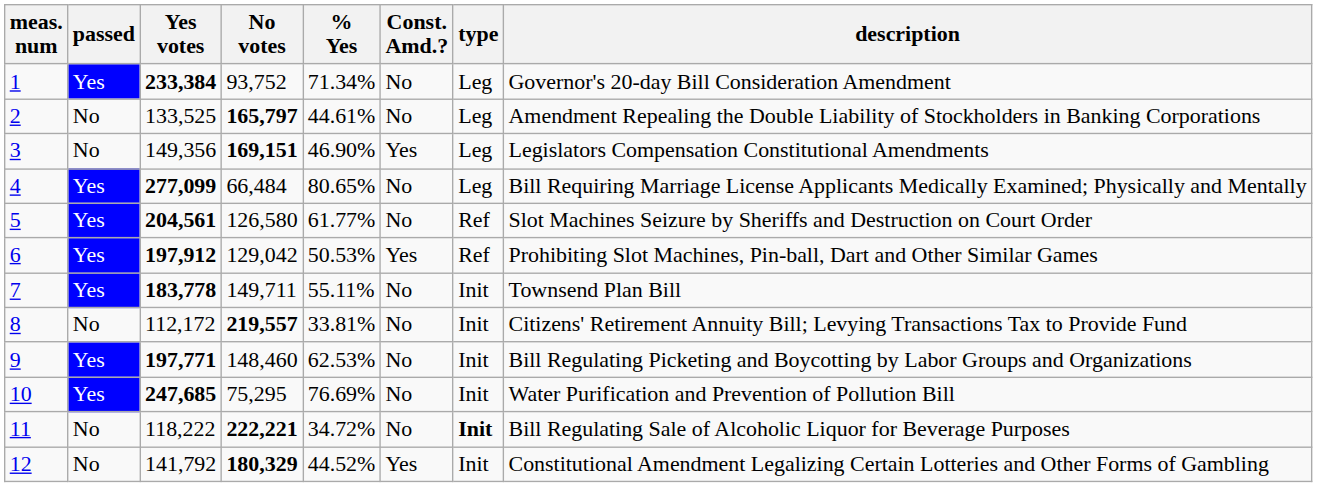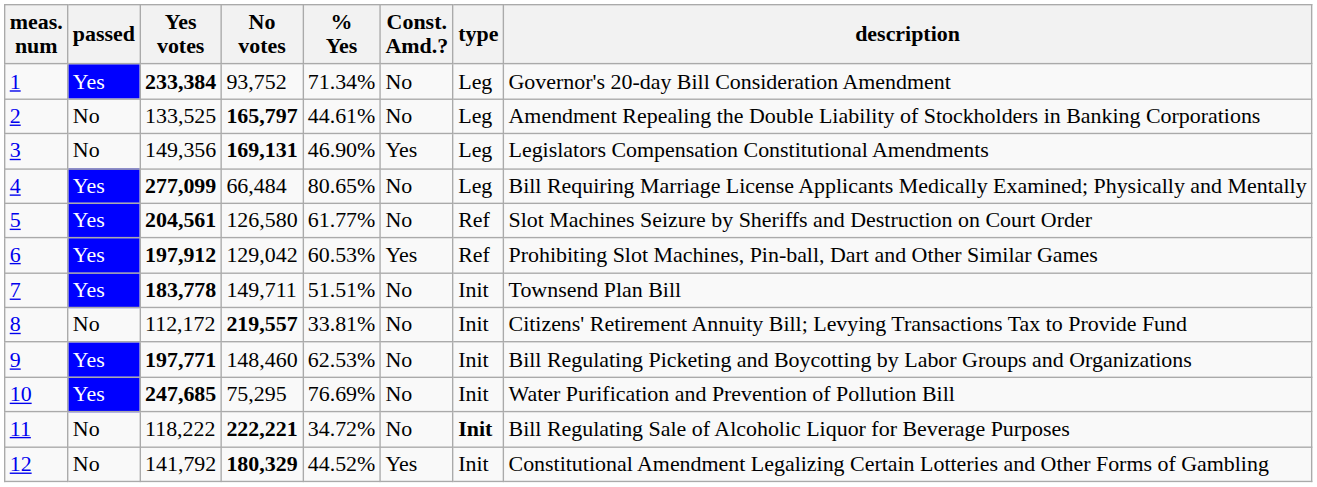(262, 150) 169,151 -> (262, 150) 169,131
(342, 255) 50.53% -> (342, 255) 60.53%
(341, 289) 55.11% -> (342, 289) 51.51%
